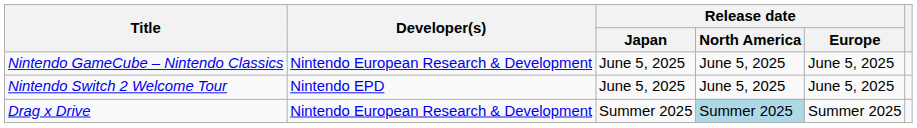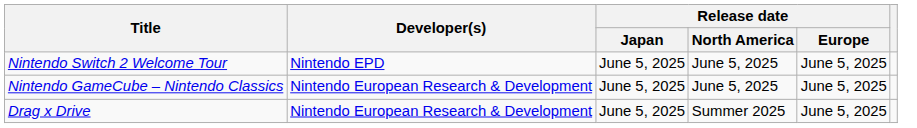rows swapped: (117, 87) <-> (146, 63)
(646, 110) Summer 2025 -> (642, 110) June 5, 2025
(746, 110) lightblue background -> (739, 110) no background
(855, 110) Summer 2025 -> (844, 110) June 5, 2025
